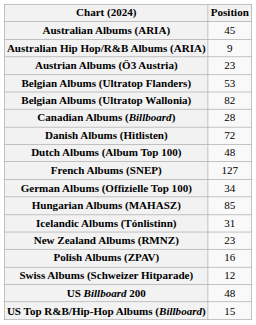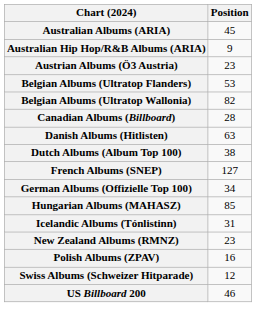(230, 135) 72 -> (230, 135) 63
(230, 153) 48 -> (230, 153) 38
(230, 293) 48 -> (230, 293) 46
- row: (106, 310)
